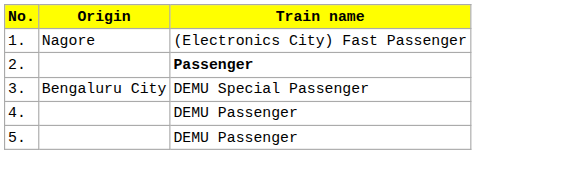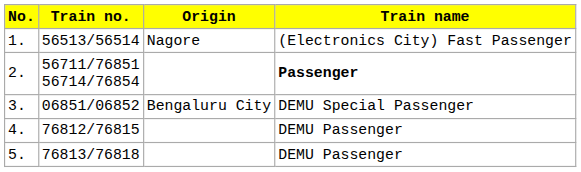+ column: (91, 17)
